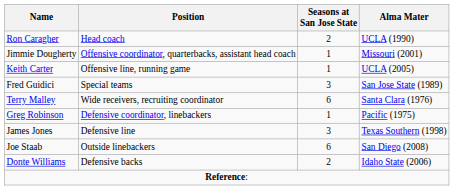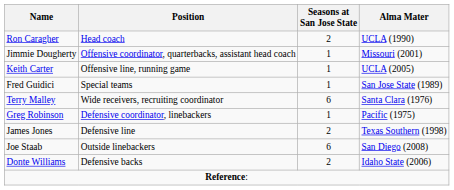(329, 85) 3 -> (329, 85) 1
(329, 131) 3 -> (329, 131) 2
